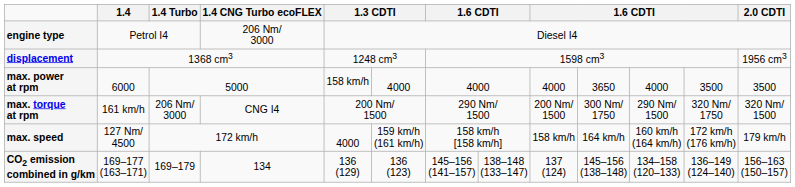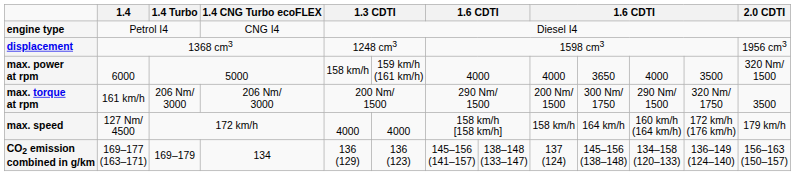(262, 35) 206 Nm/ 3000 -> (262, 29) CNG I4
(399, 88) 4000 -> (399, 71) 159 km/h (161 km/h)
(764, 88) 3500 -> (764, 71) 320 Nm/ 1500
(262, 110) CNG I4 -> (262, 98) 206 Nm/ 3000
(764, 110) 320 Nm/ 1500 -> (764, 104) 3500
(399, 138) 159 km/h (161 km/h) -> (399, 132) 4000
